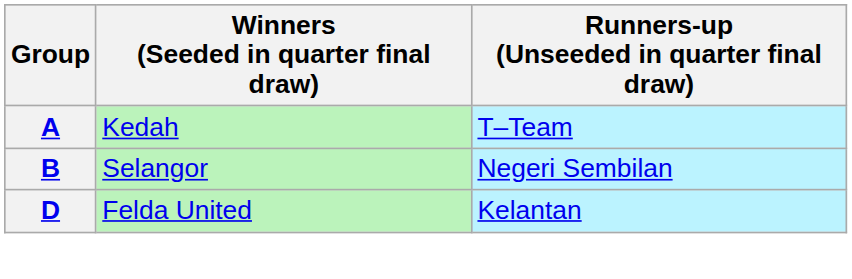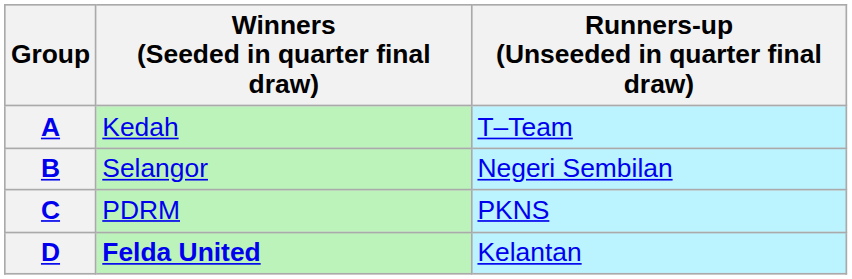+ row: (51, 210)
(177, 210) normal -> (181, 252) bold
